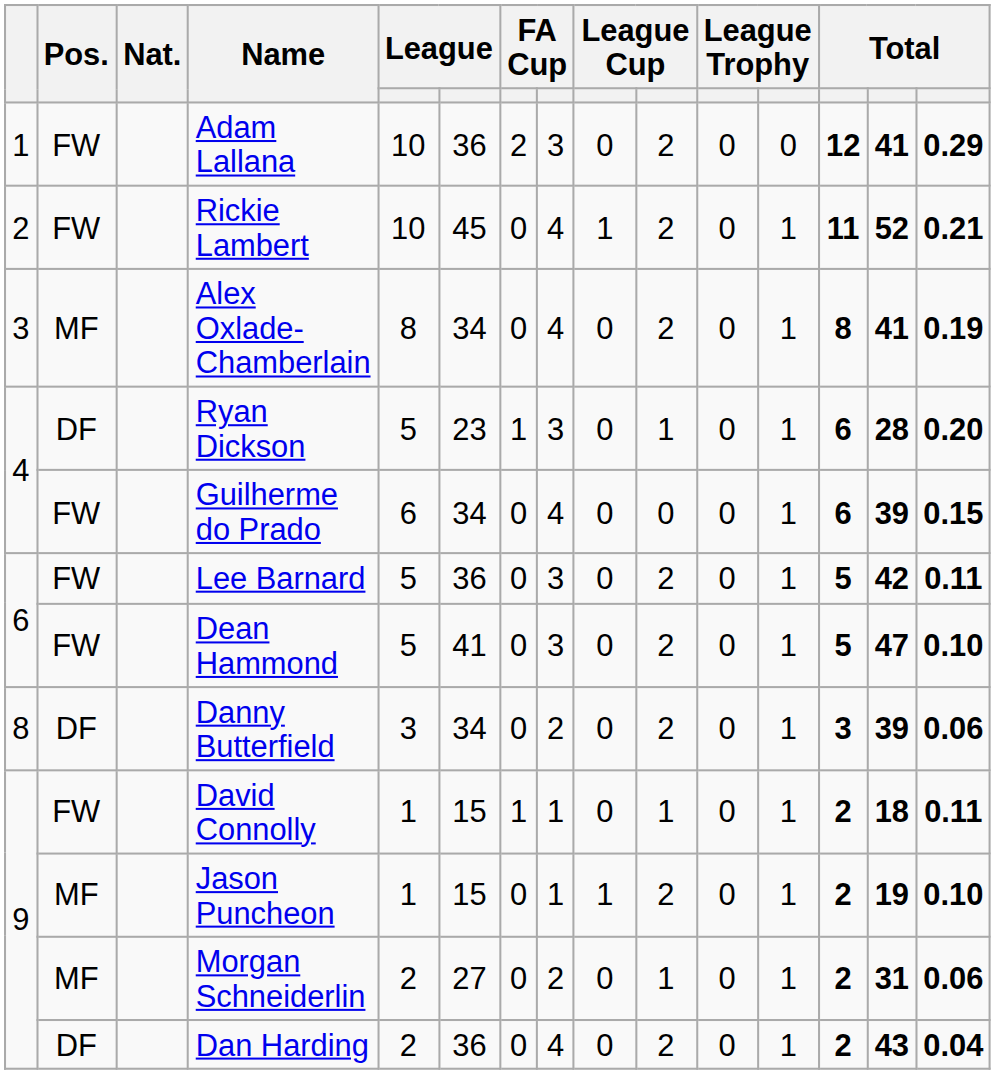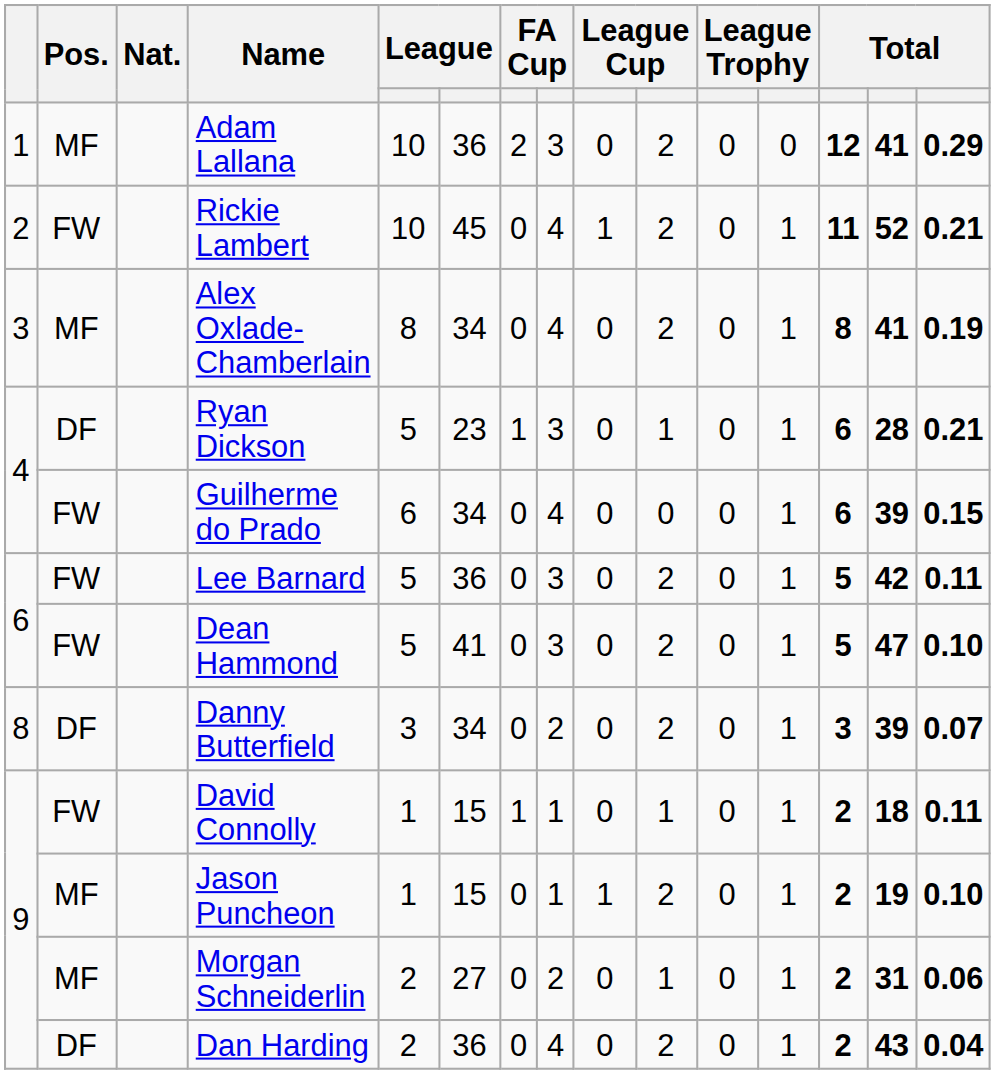(76, 145) FW -> (76, 145) MF
(953, 429) 0.20 -> (953, 429) 0.21
(953, 728) 0.06 -> (953, 728) 0.07
